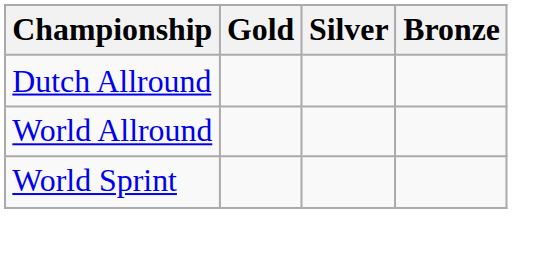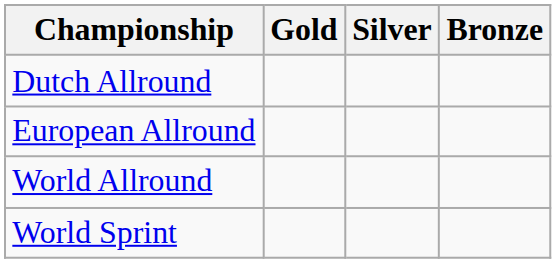+ row: (134, 130)
